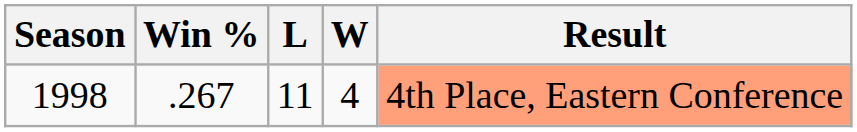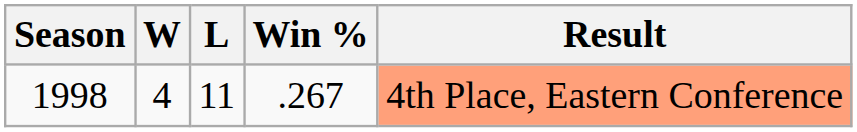columns swapped: (350, 34) <-> (201, 34)
